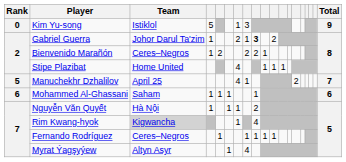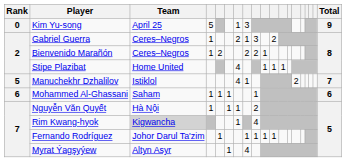(144, 26) Istiklol -> (147, 26) April 25
(168, 39) Johor Darul Ta'zim -> (160, 39) Ceres–Negros
(256, 39) bold -> (256, 39) normal
(147, 81) April 25 -> (144, 81) Istiklol
(160, 137) Ceres–Negros -> (168, 137) Johor Darul Ta'zim
